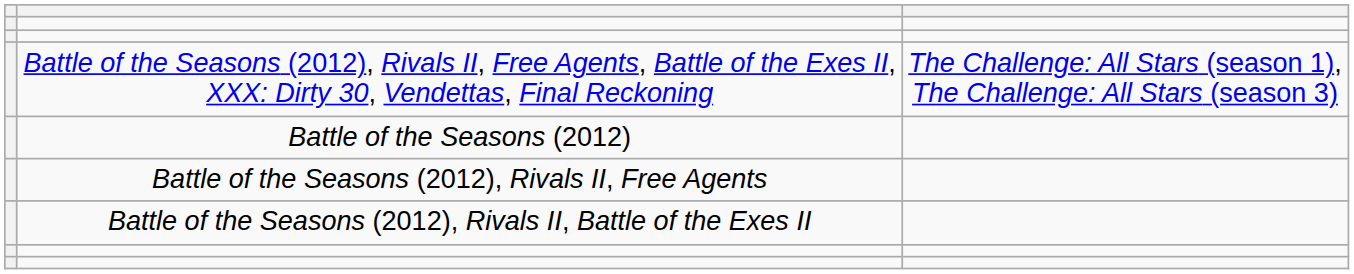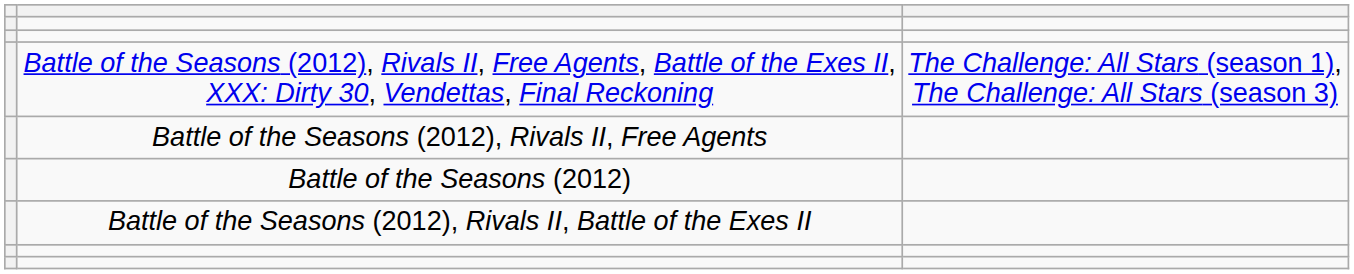rows swapped: (460, 136) <-> (460, 179)
